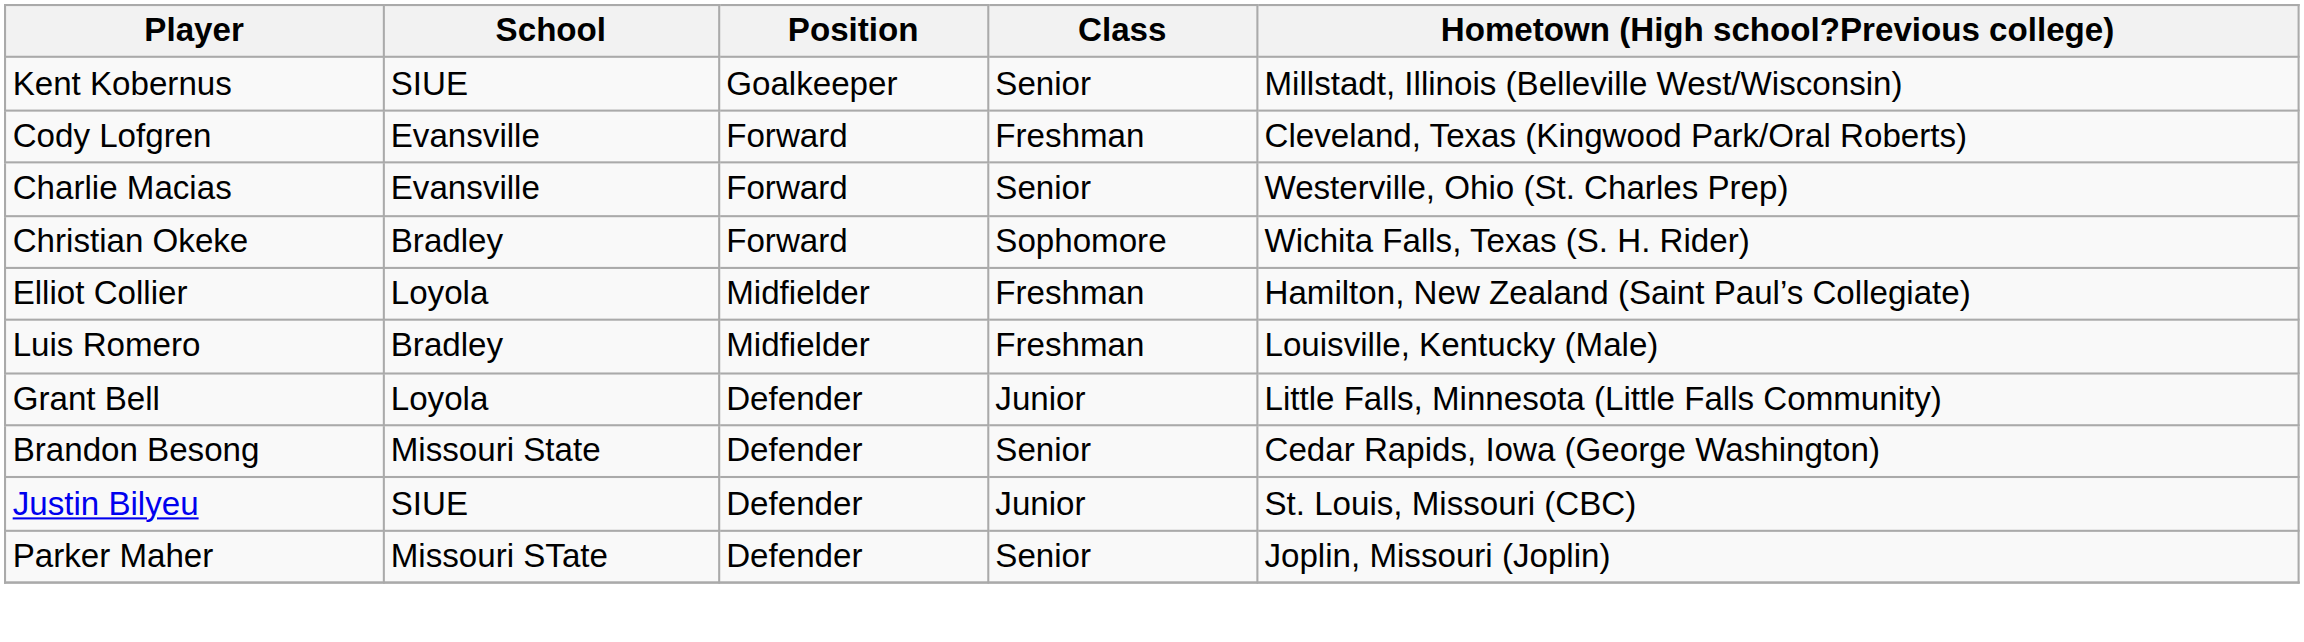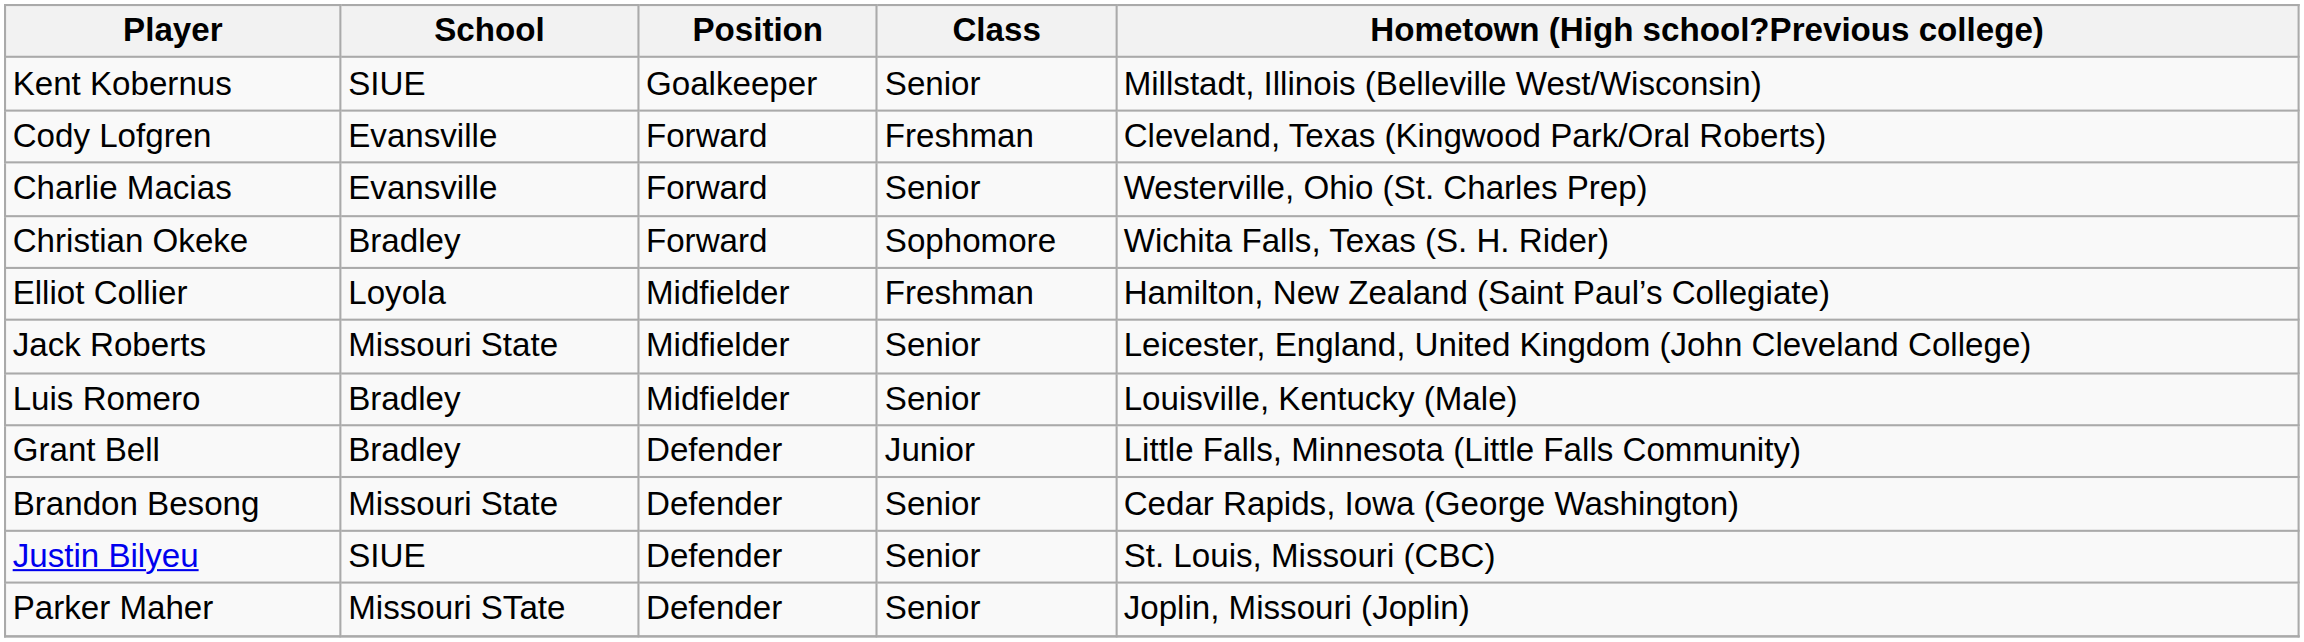+ row: (109, 345)
(1070, 345) Freshman -> (933, 398) Senior
(440, 398) Loyola -> (404, 450) Bradley
(1040, 503) Junior -> (933, 556) Senior
